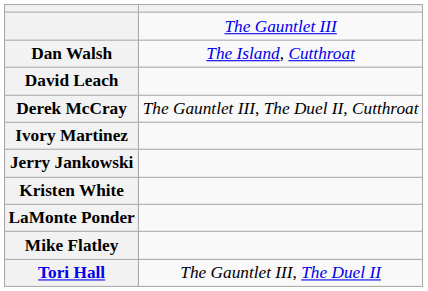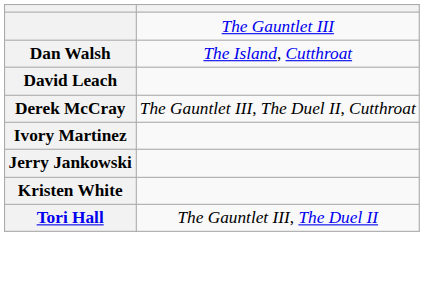- row: (72, 218)
- row: (72, 245)
